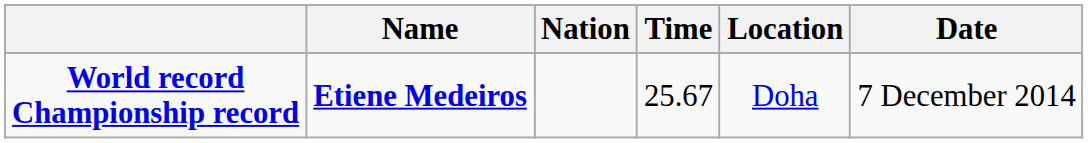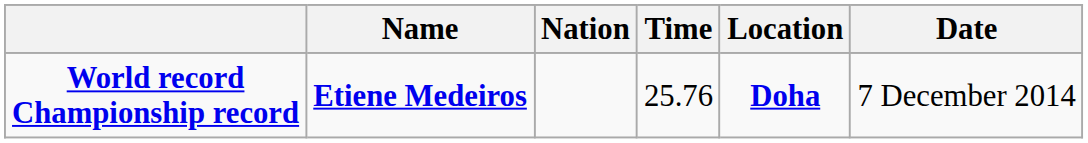(678, 94) 25.67 -> (678, 94) 25.76
(785, 94) normal -> (785, 94) bold
